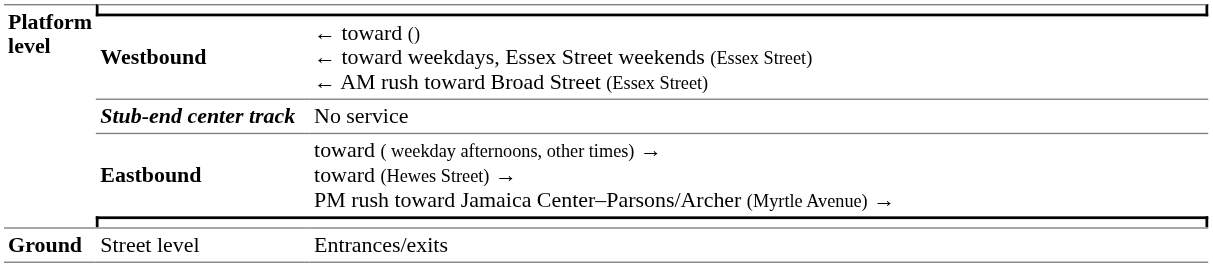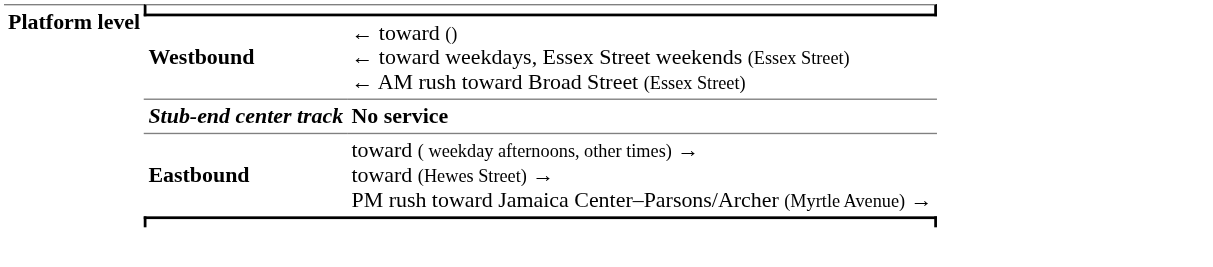(361, 116) normal -> (400, 116) bold
- row: (150, 244)
